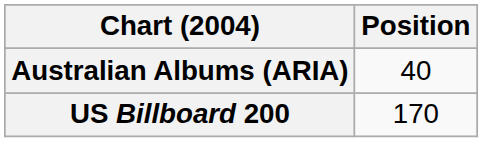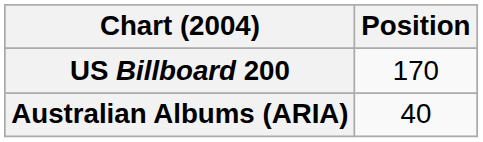rows swapped: (180, 70) <-> (180, 114)
